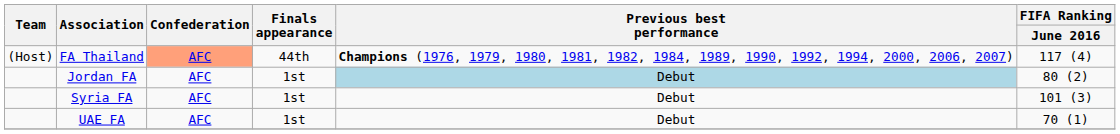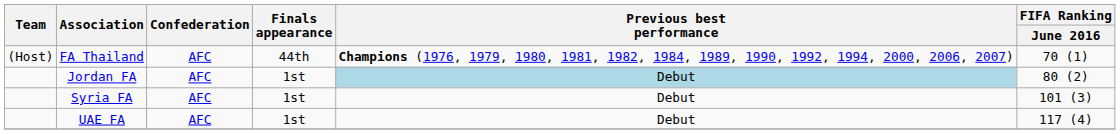(200, 56) lightsalmon background -> (200, 56) no background
(1066, 56) 117 (4) -> (1066, 56) 70 (1)
(1066, 119) 70 (1) -> (1066, 119) 117 (4)
